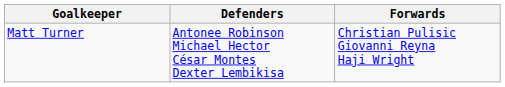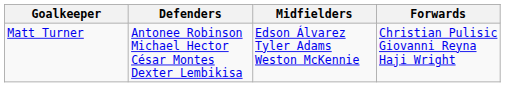+ column: (314, 14)
